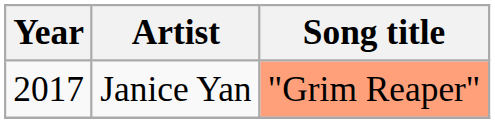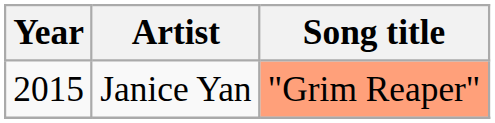(49, 88) 2017 -> (49, 88) 2015
